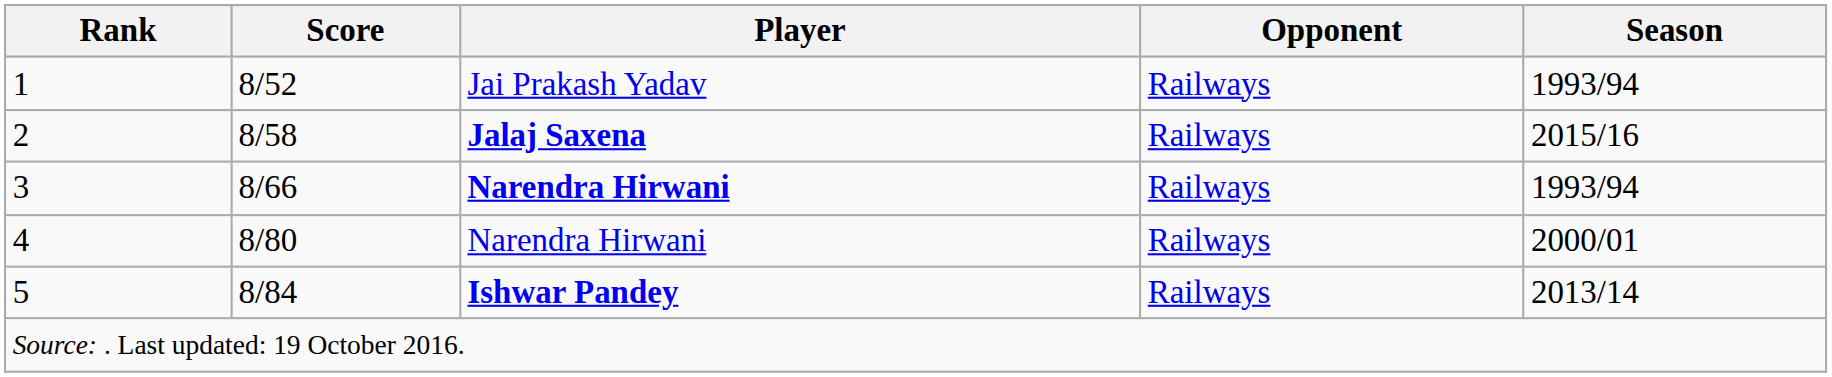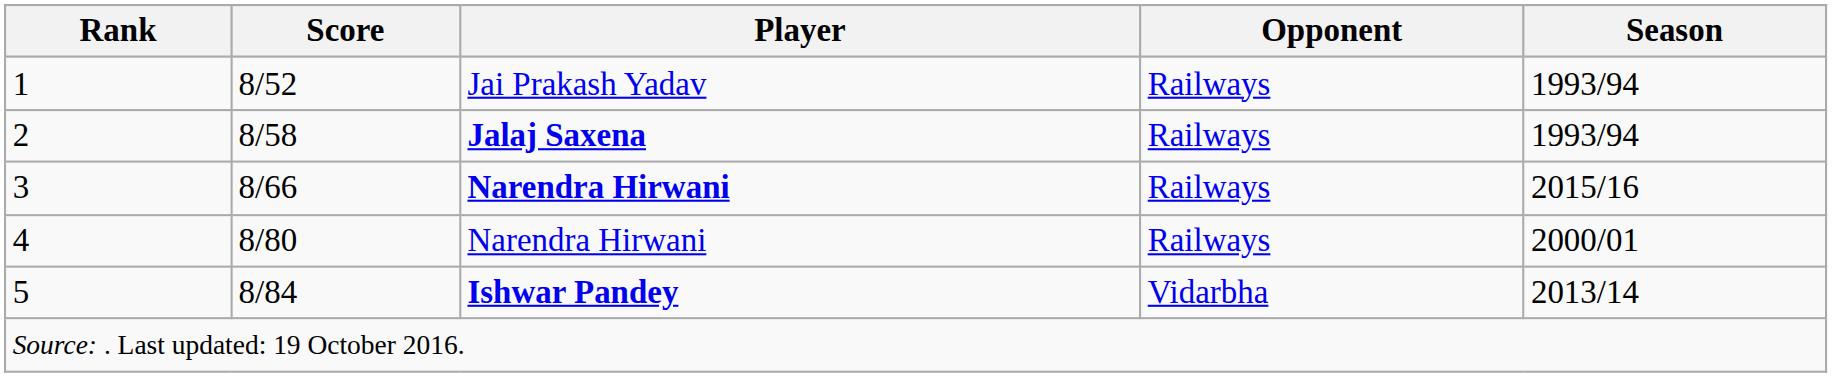(1585, 135) 2015/16 -> (1585, 135) 1993/94
(1585, 187) 1993/94 -> (1585, 187) 2015/16
(1209, 291) Railways -> (1208, 291) Vidarbha
